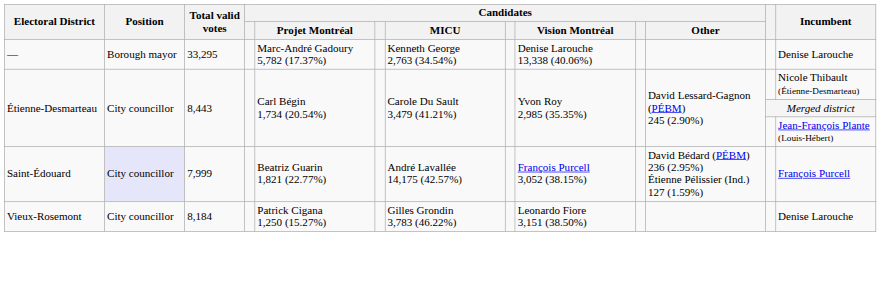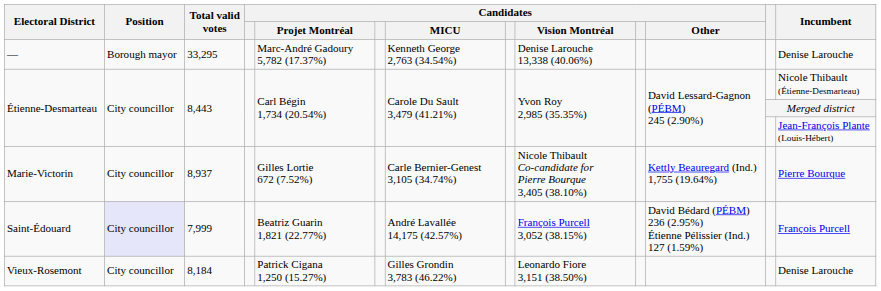+ row: (40, 174)
